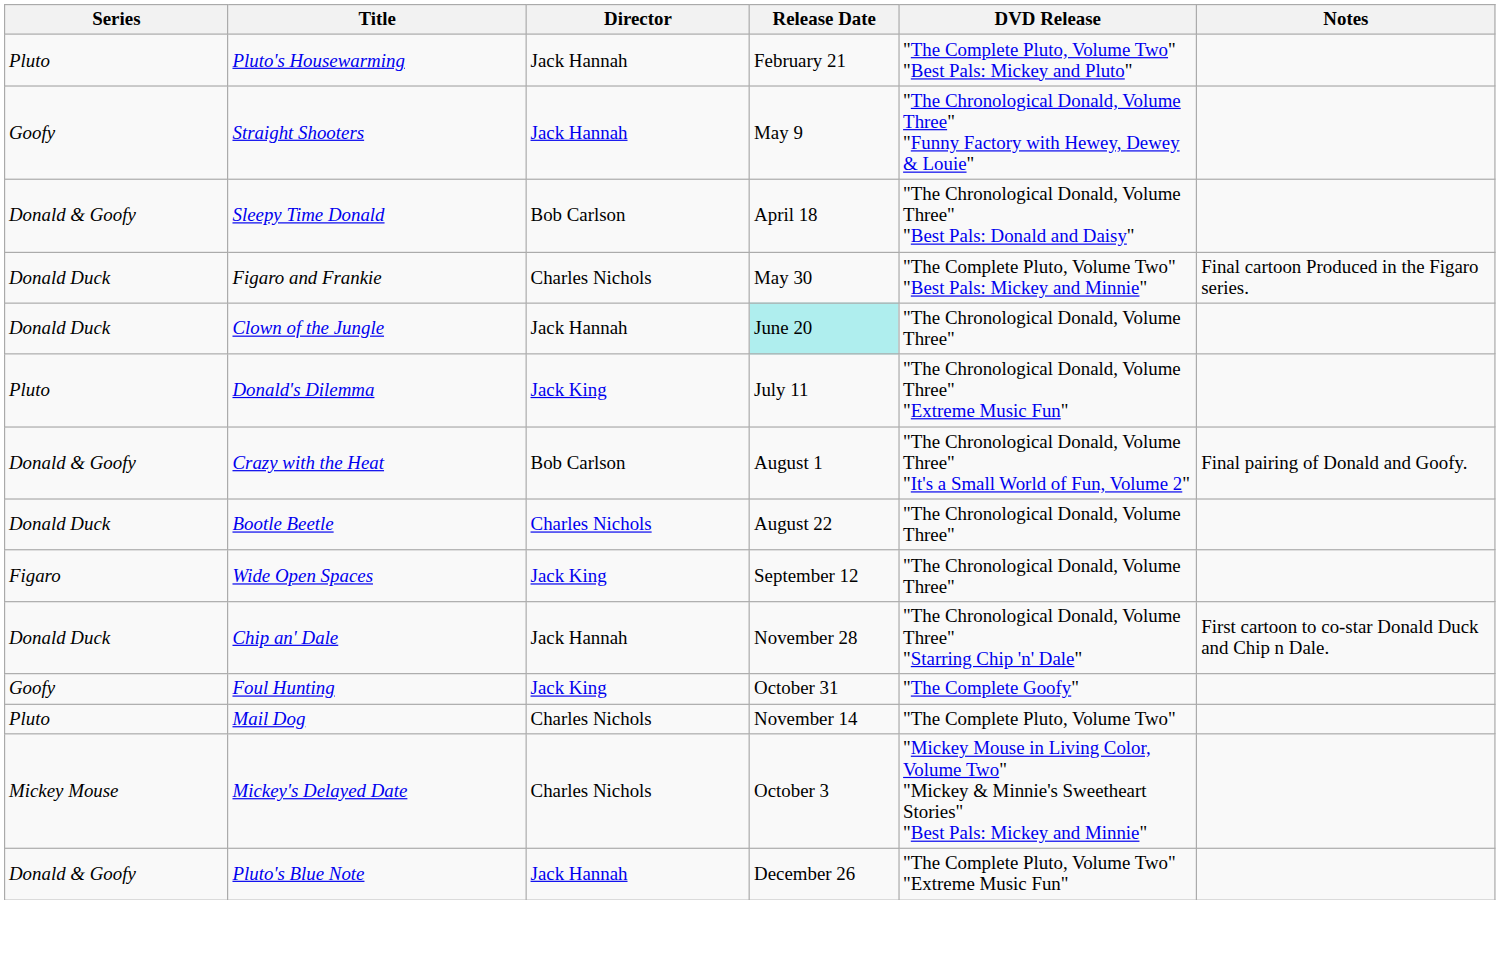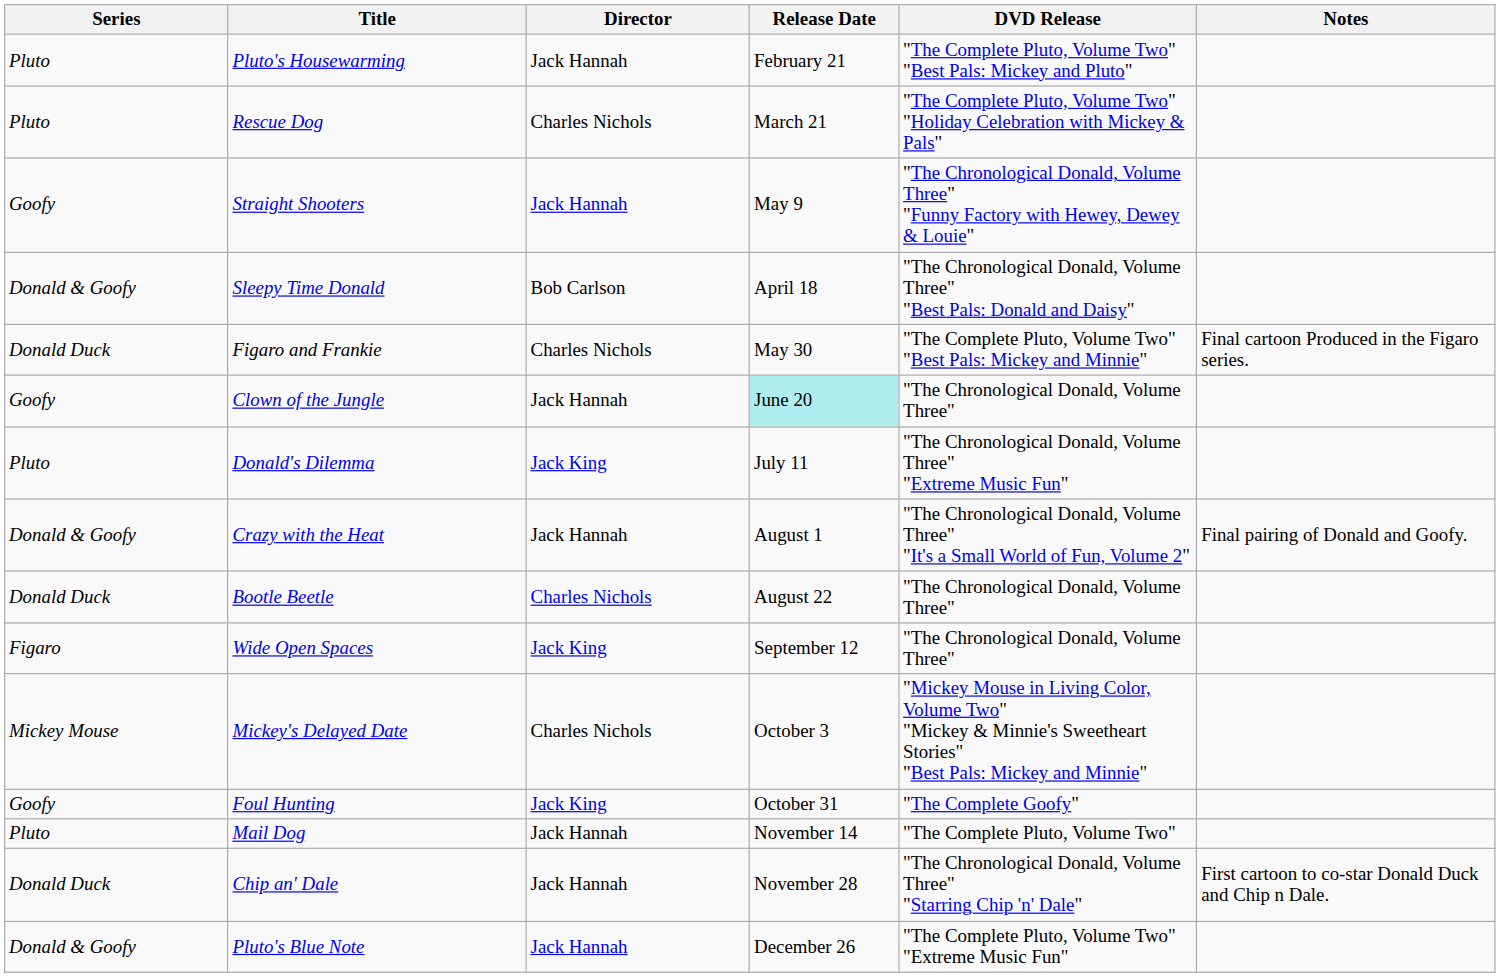+ row: (278, 121)
(60, 328) Donald Duck -> (32, 400) Goofy
(578, 462) Bob Carlson -> (579, 535) Jack Hannah
rows swapped: (320, 791) <-> (285, 637)
(591, 718) Charles Nichols -> (579, 833) Jack Hannah
